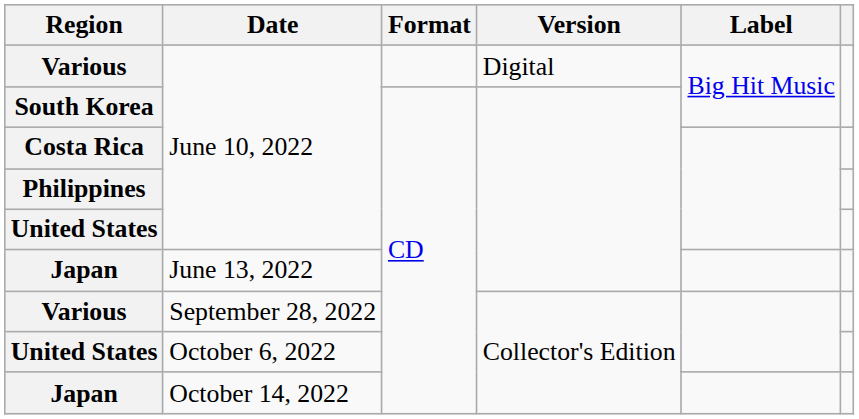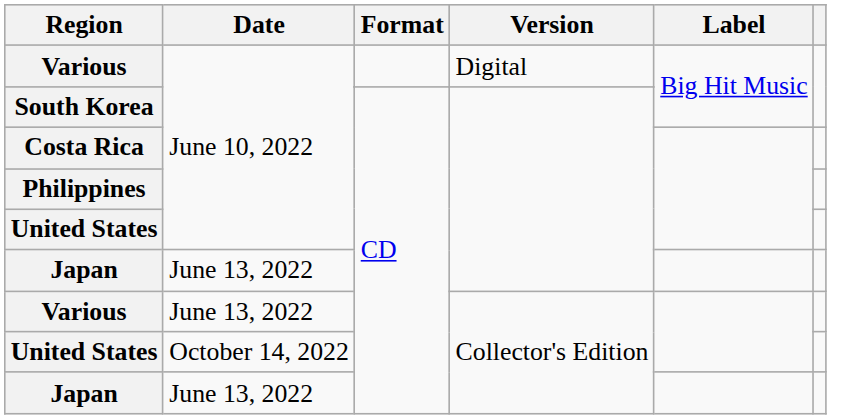(273, 310) September 28, 2022 -> (241, 310) June 13, 2022
(253, 351) October 6, 2022 -> (259, 351) October 14, 2022
(259, 392) October 14, 2022 -> (241, 392) June 13, 2022
